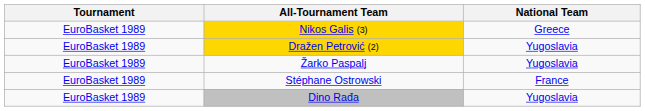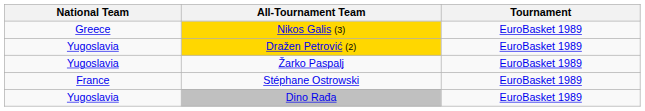columns swapped: (104, 13) <-> (552, 13)
